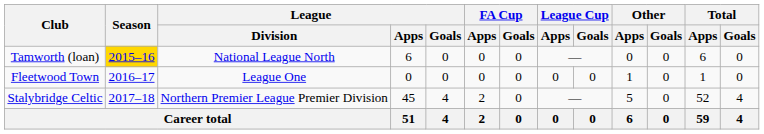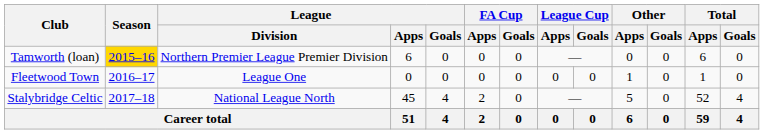(274, 56) National League North -> (274, 56) Northern Premier League Premier Division
(274, 98) Northern Premier League Premier Division -> (274, 98) National League North
